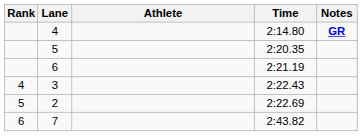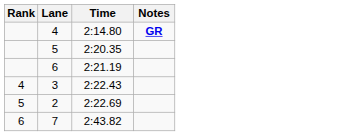- column: (163, 13)
